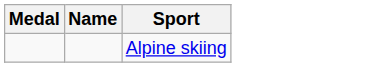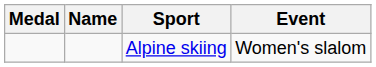+ column: (301, 19)
